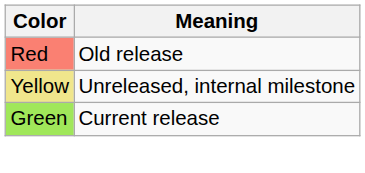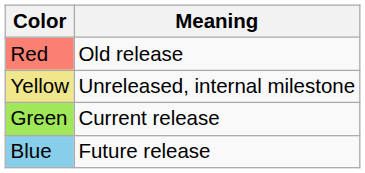+ row: (31, 151)
